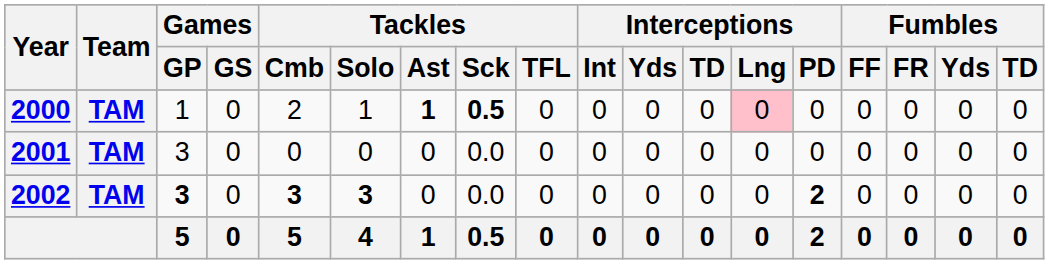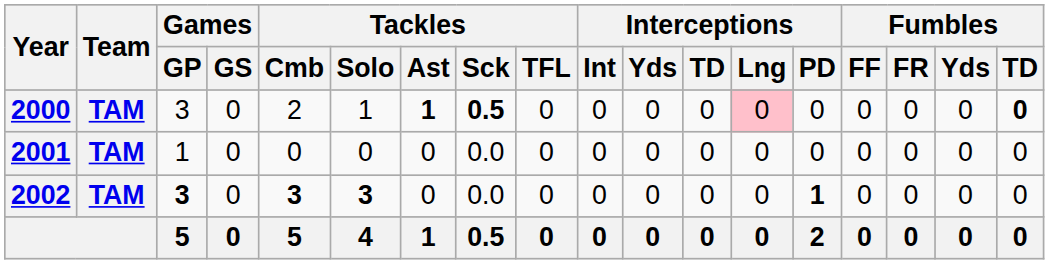(182, 110) 1 -> (182, 110) 3
(1020, 110) normal -> (1020, 110) bold
(182, 152) 3 -> (182, 152) 1
(817, 195) 2 -> (817, 195) 1
